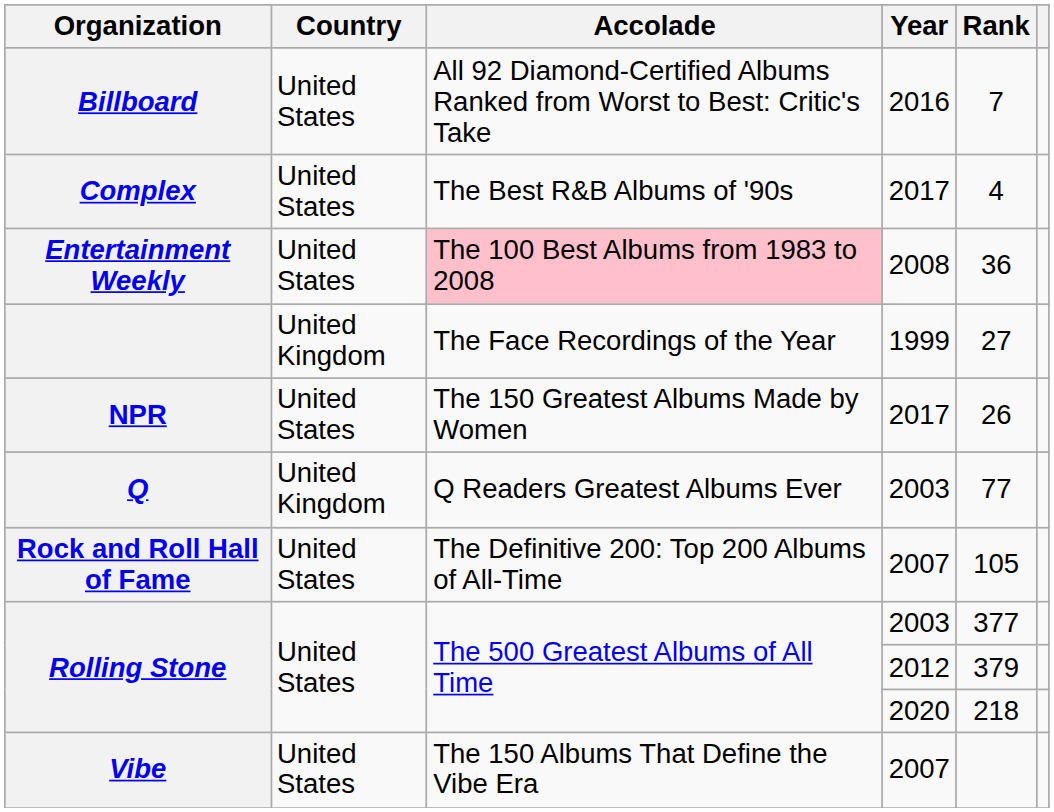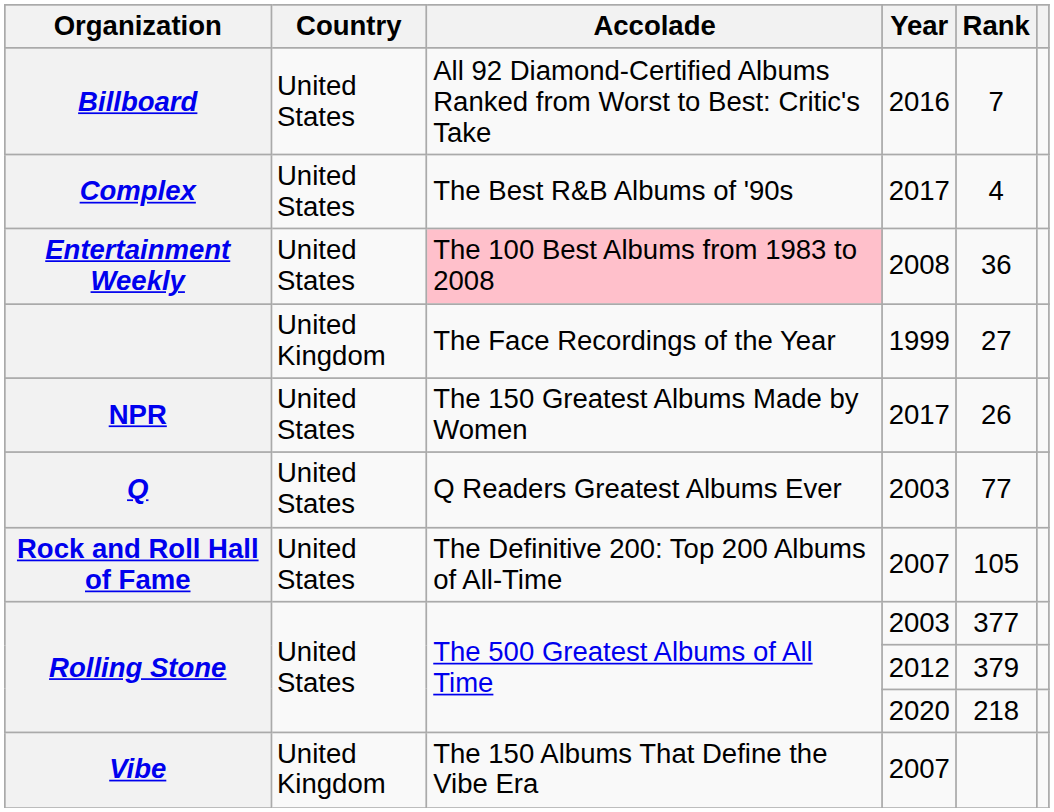(331, 489) United Kingdom -> (317, 489) United States
(317, 769) United States -> (331, 769) United Kingdom
